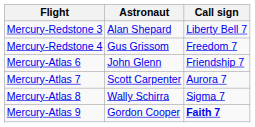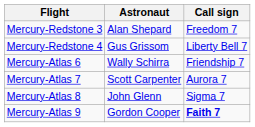(217, 29) Liberty Bell 7 -> (212, 29) Freedom 7
(212, 46) Freedom 7 -> (217, 46) Liberty Bell 7
(134, 63) John Glenn -> (138, 63) Wally Schirra
(138, 96) Wally Schirra -> (134, 96) John Glenn
